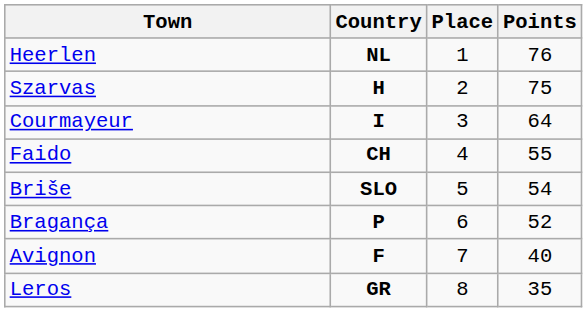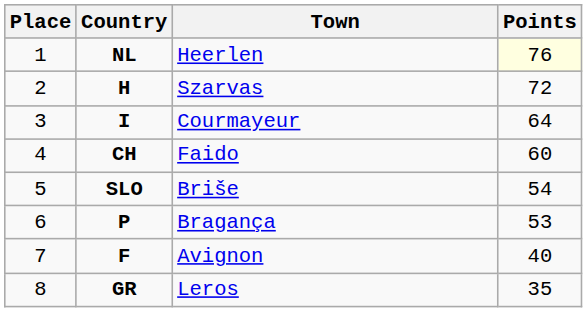columns swapped: (462, 22) <-> (168, 22)
(540, 55) no background -> (540, 55) lightyellow background
(540, 88) 75 -> (540, 88) 72
(540, 155) 55 -> (540, 155) 60
(540, 222) 52 -> (540, 222) 53
